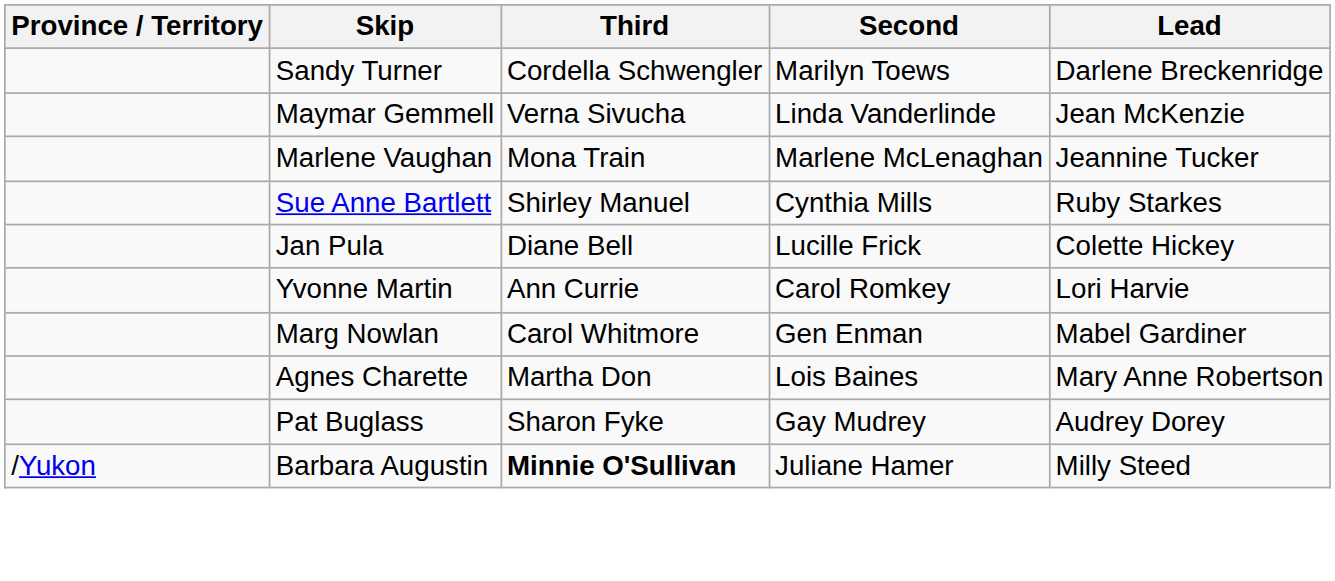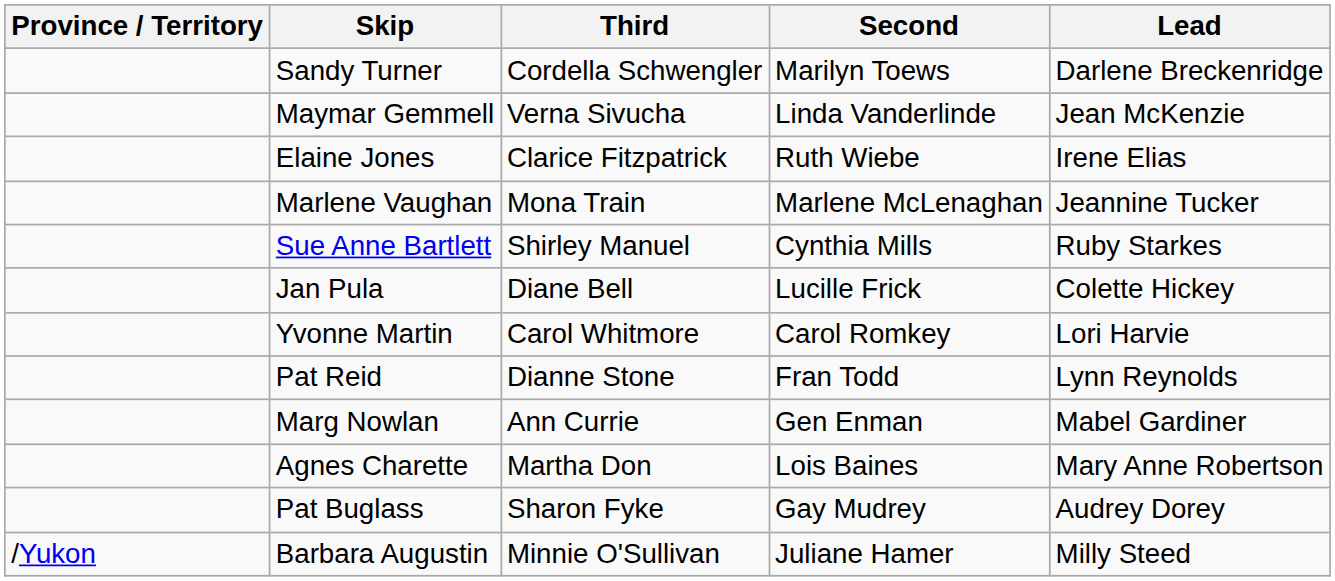+ row: (355, 158)
(573, 289) Ann Currie -> (603, 333) Carol Whitmore
+ row: (329, 377)
(603, 333) Carol Whitmore -> (573, 421) Ann Currie
(622, 465) bold -> (613, 553) normal
